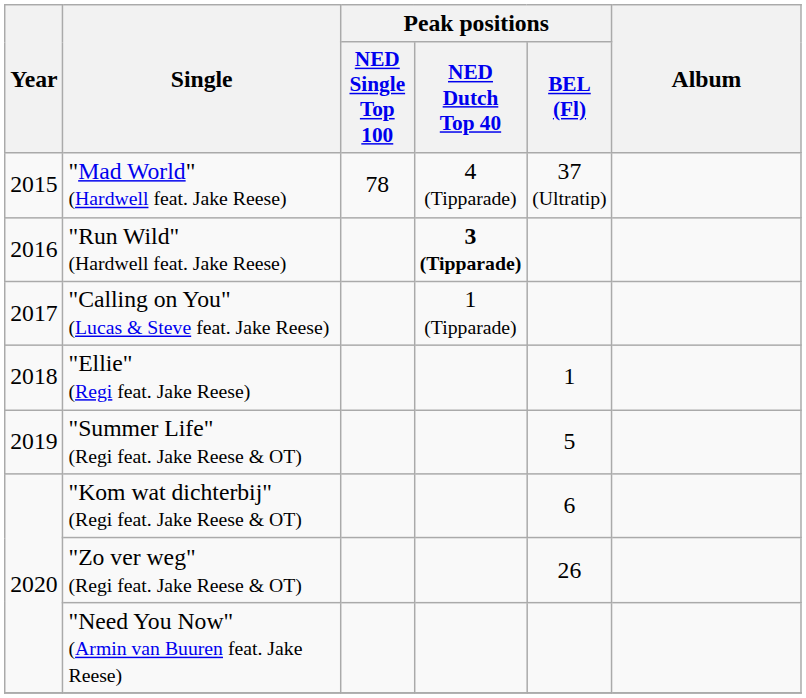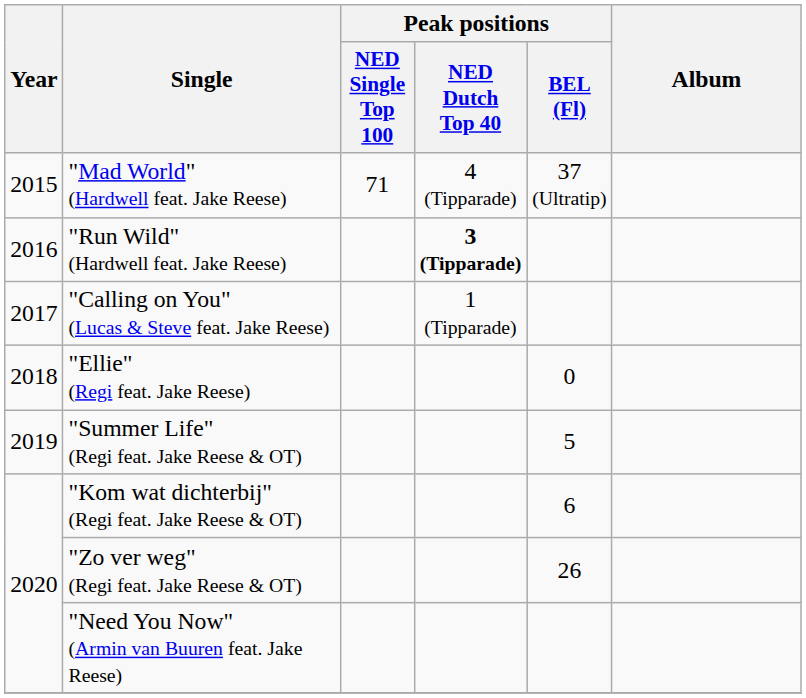(377, 184) 78 -> (377, 184) 71
(569, 377) 1 -> (569, 377) 0
